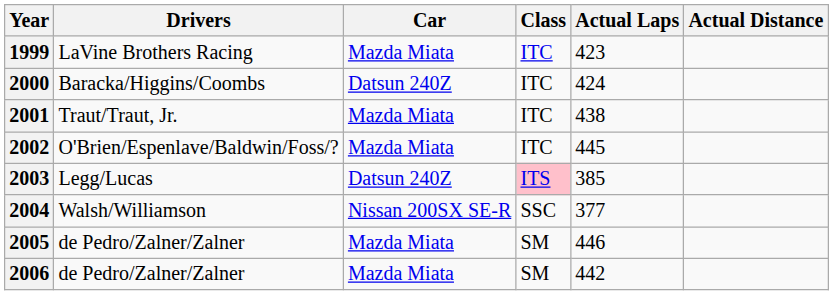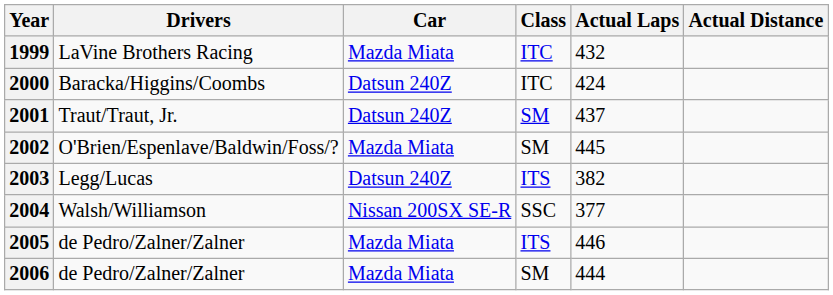(590, 52) 423 -> (590, 52) 432
(401, 115) Mazda Miata -> (400, 115) Datsun 240Z
(537, 115) ITC -> (535, 115) SM
(590, 115) 438 -> (590, 115) 437
(537, 147) ITC -> (535, 147) SM
(535, 178) pink background -> (535, 178) no background
(590, 178) 385 -> (590, 178) 382
(535, 242) SM -> (535, 242) ITS
(590, 274) 442 -> (590, 274) 444
